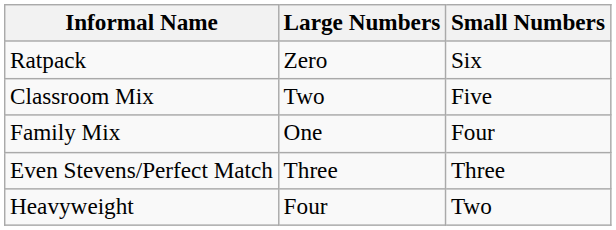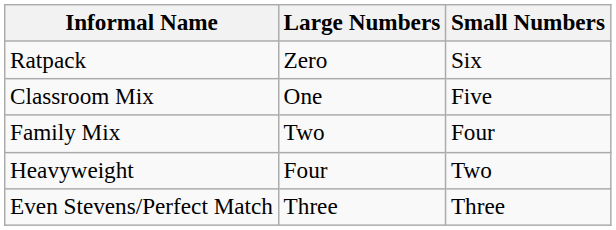(304, 96) Two -> (303, 96) One
(303, 133) One -> (304, 133) Two
rows swapped: (142, 170) <-> (72, 206)
